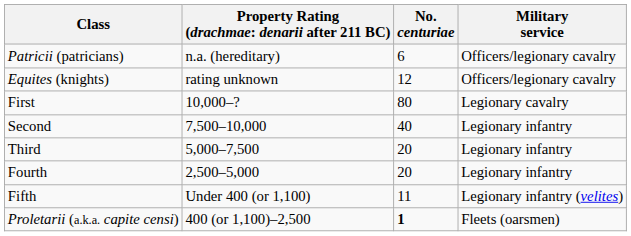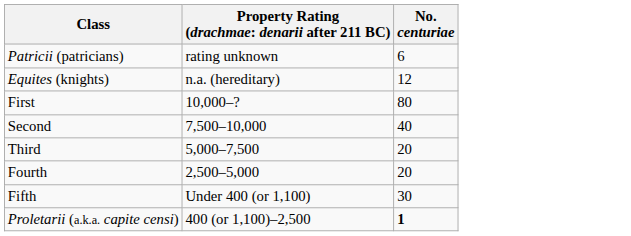- column: (542, 24)
(233, 56) n.a. (hereditary) -> (232, 56) rating unknown
(232, 79) rating unknown -> (233, 79) n.a. (hereditary)
(404, 196) 11 -> (405, 196) 30
